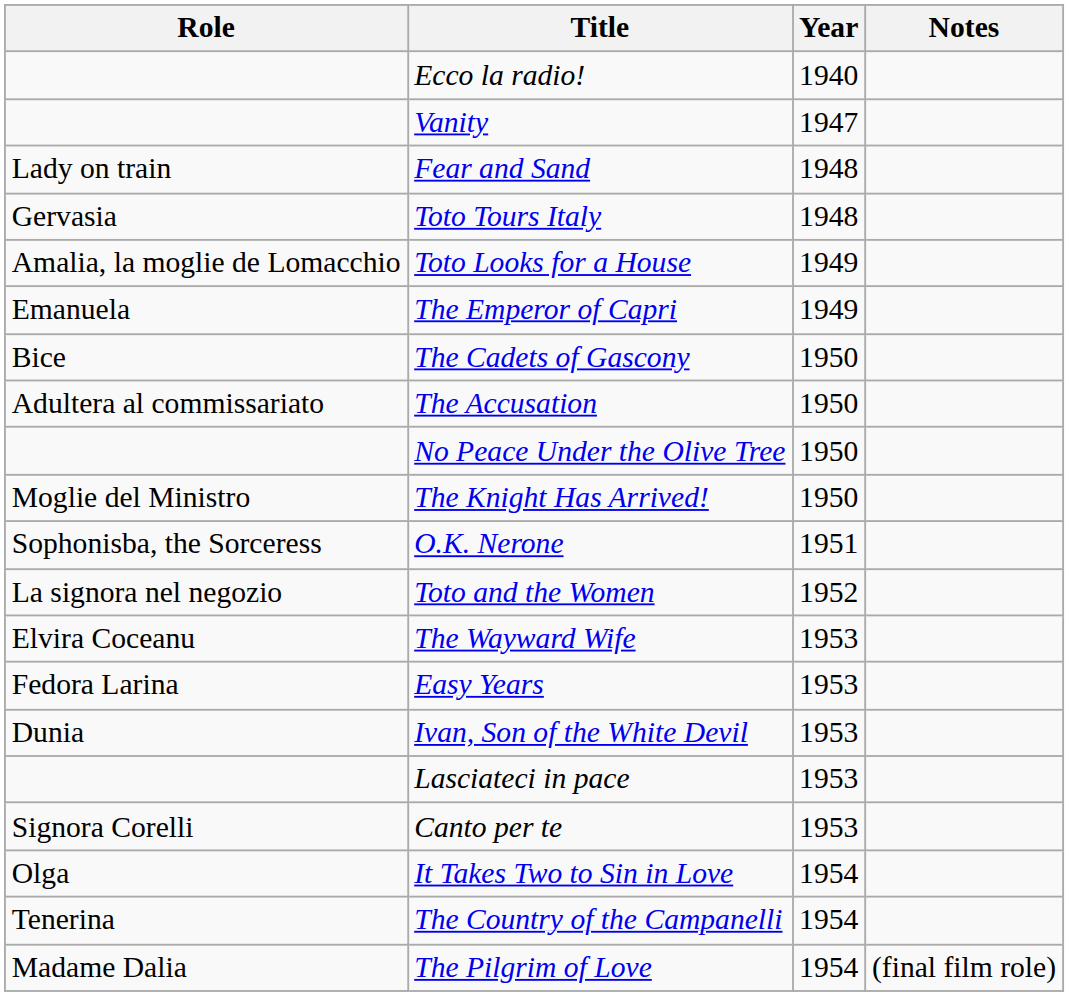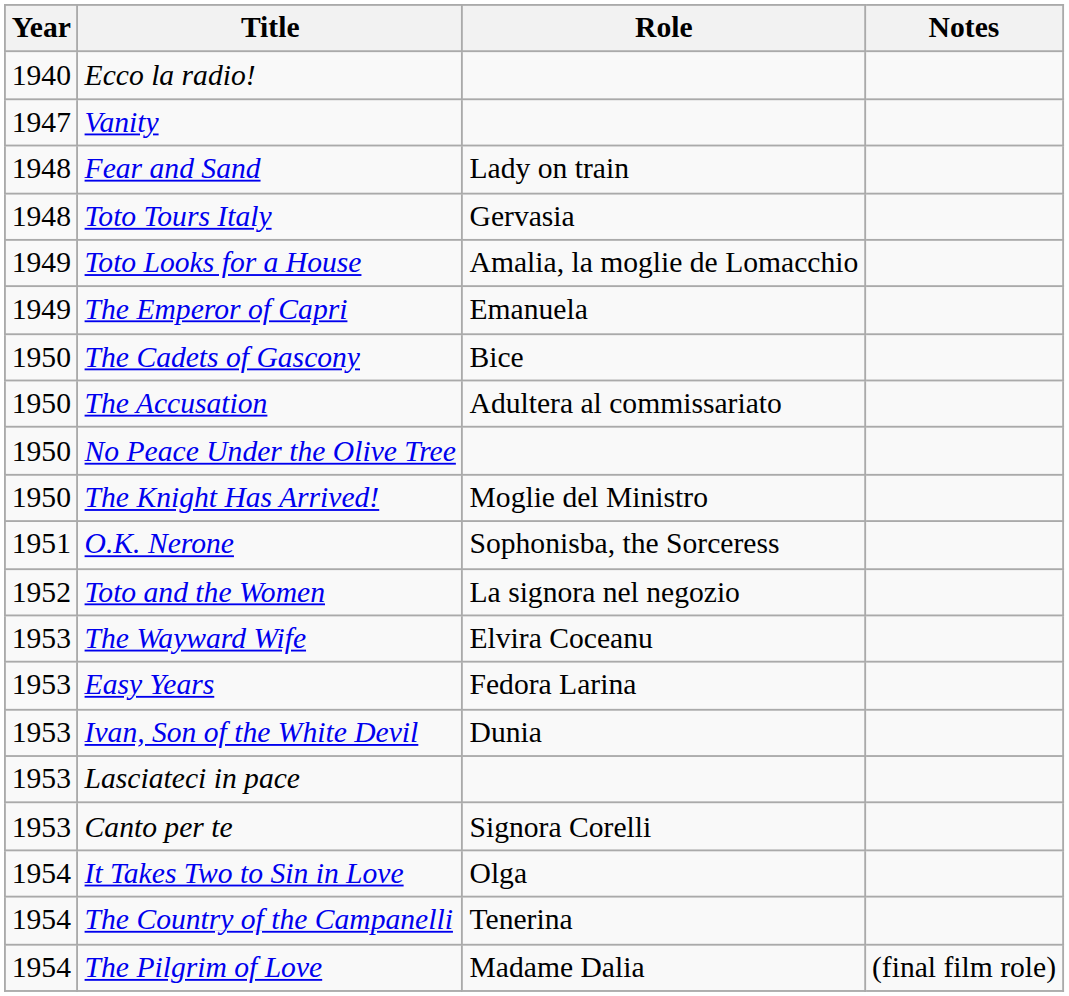columns swapped: (829, 27) <-> (206, 27)
